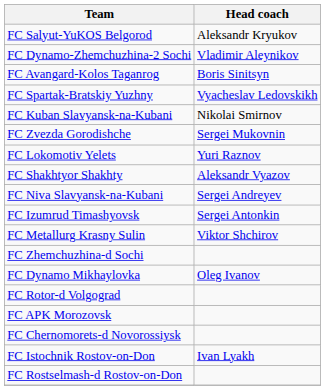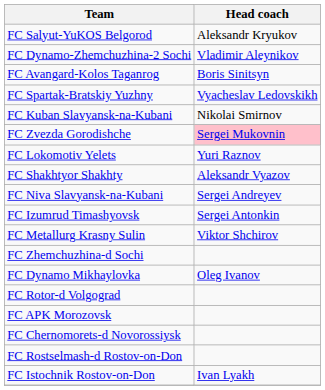(241, 134) no background -> (241, 134) pink background
rows swapped: (95, 375) <-> (81, 355)
